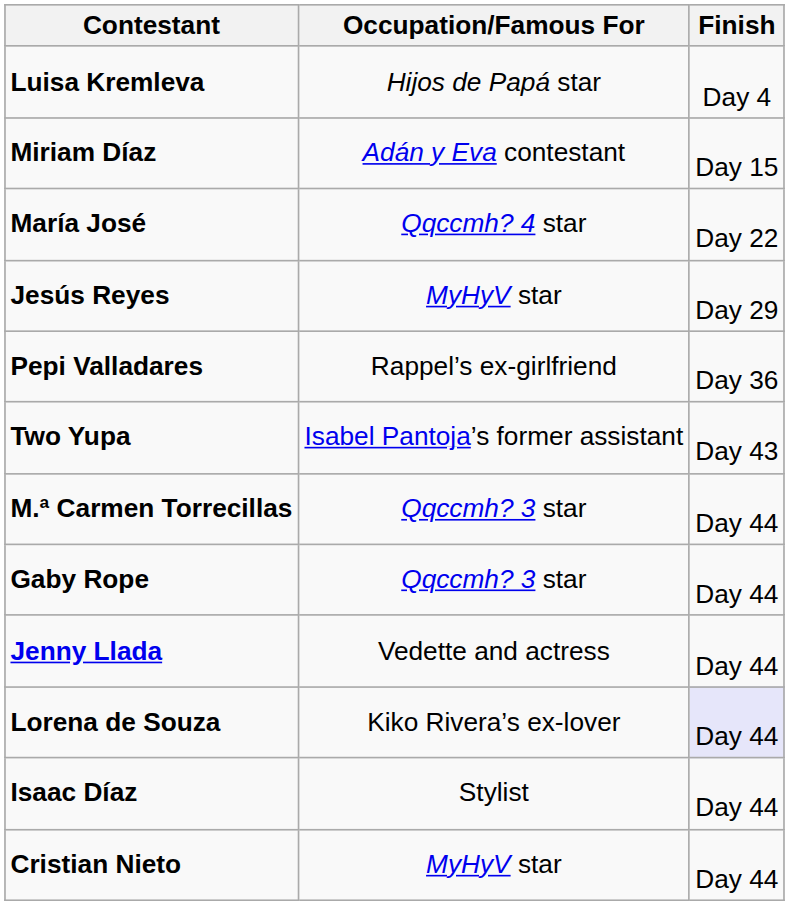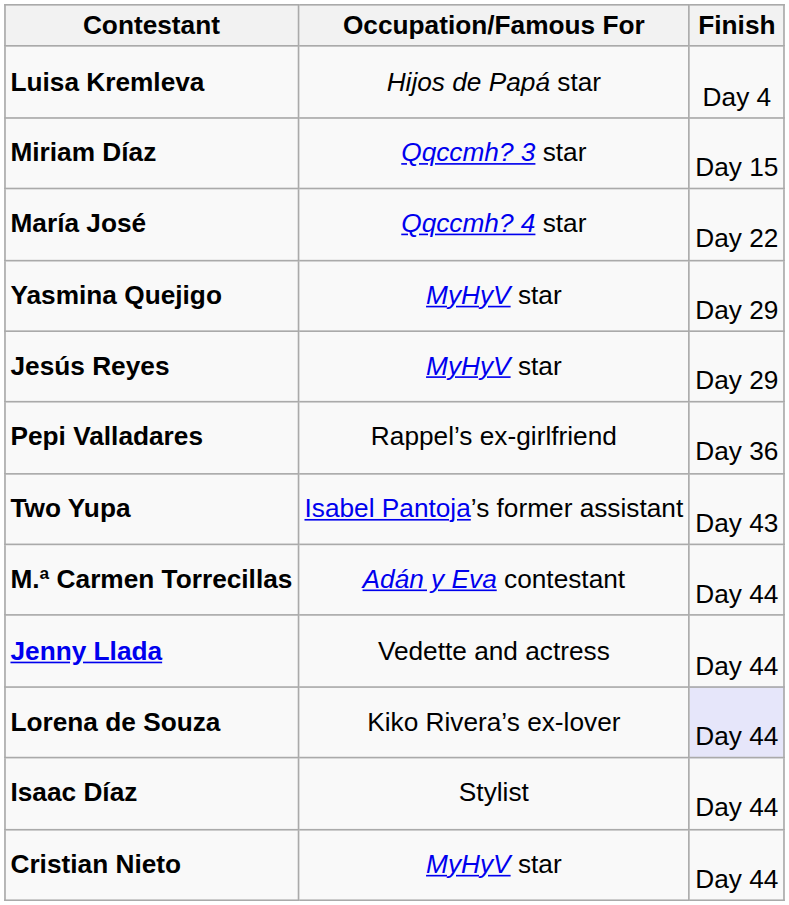(494, 152) Adán y Eva contestant -> (494, 152) Qqccmh? 3 star
+ row: (116, 295)
(494, 508) Qqccmh? 3 star -> (494, 579) Adán y Eva contestant
- row: (80, 579)
